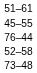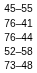- row: (18, 9)
+ row: (18, 23)
